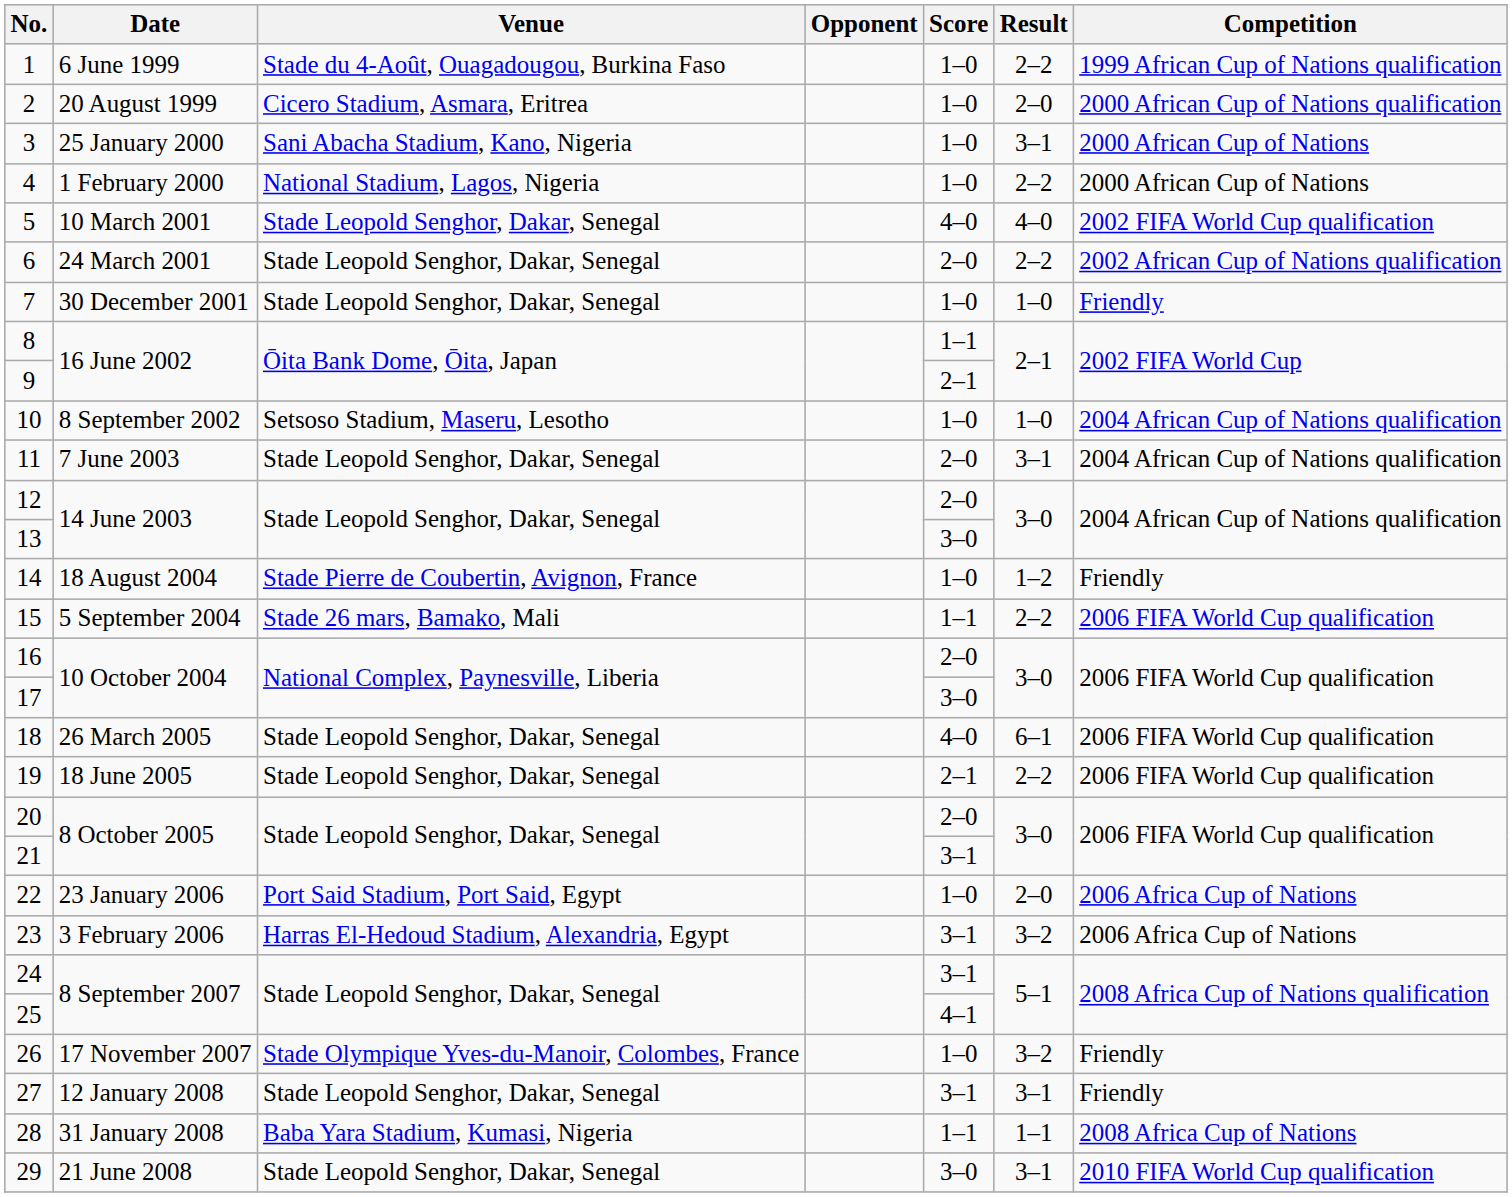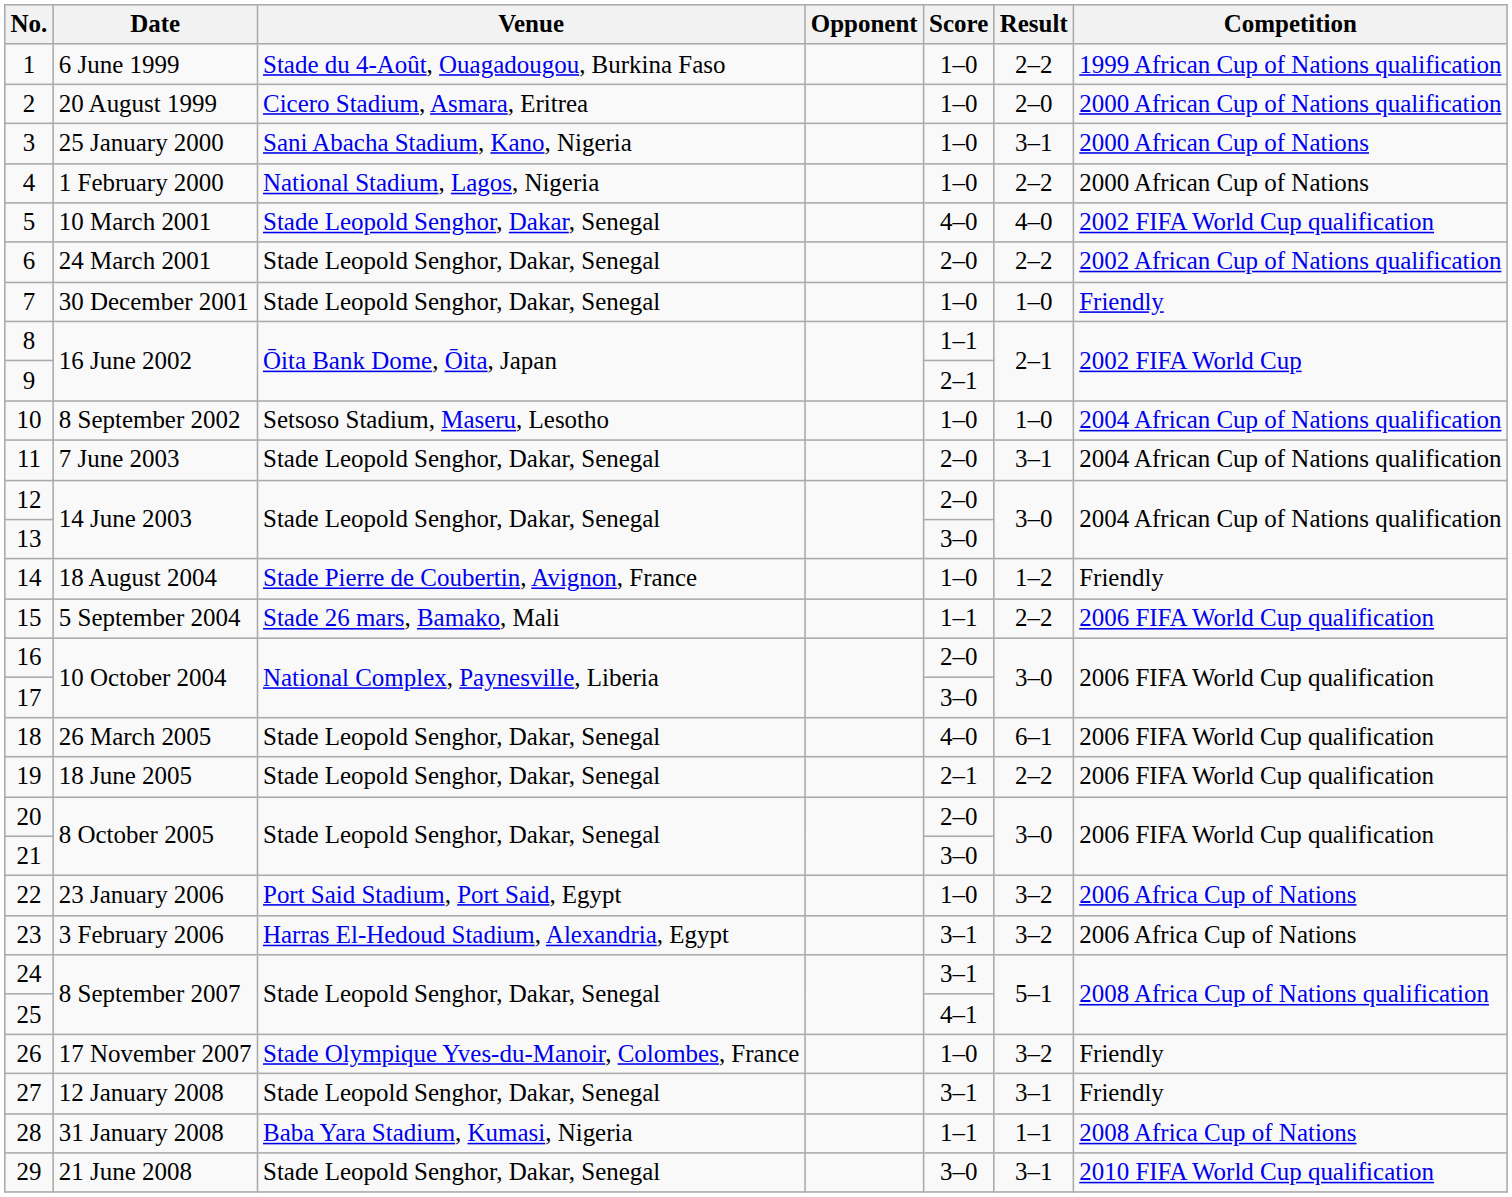(959, 855) 3–1 -> (959, 855) 3–0
(1034, 895) 2–0 -> (1034, 895) 3–2
